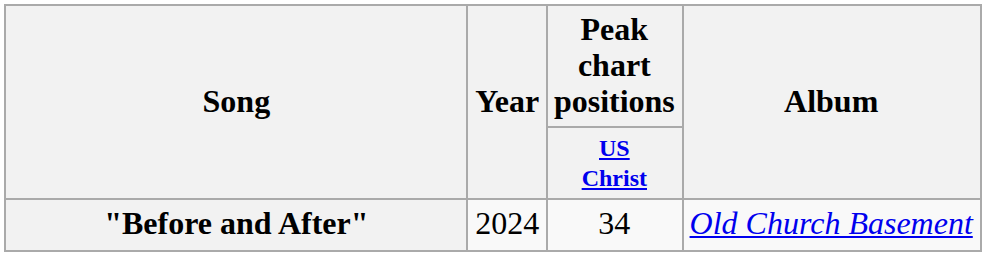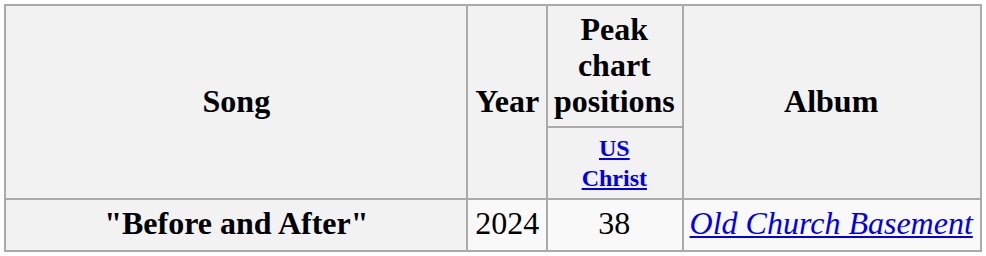(614, 224) 34 -> (614, 224) 38
